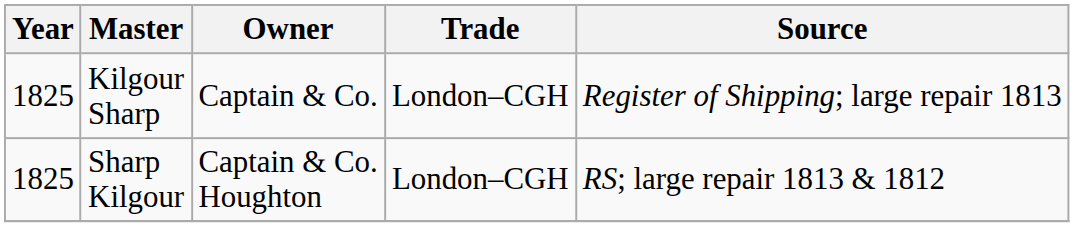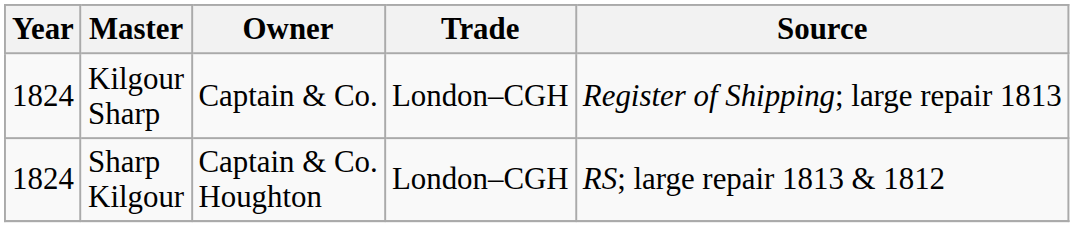(43, 95) 1825 -> (43, 95) 1824
(43, 179) 1825 -> (43, 179) 1824
